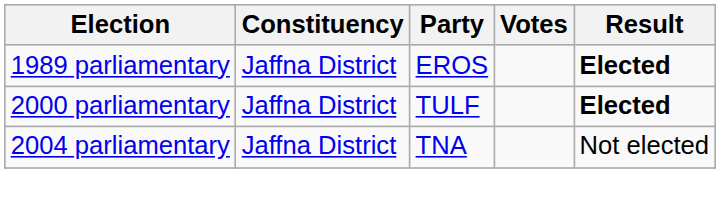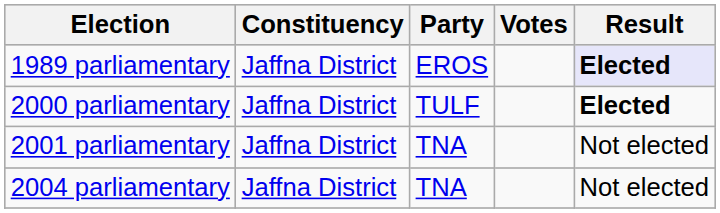(625, 65) no background -> (625, 65) lavender background
+ row: (120, 146)
